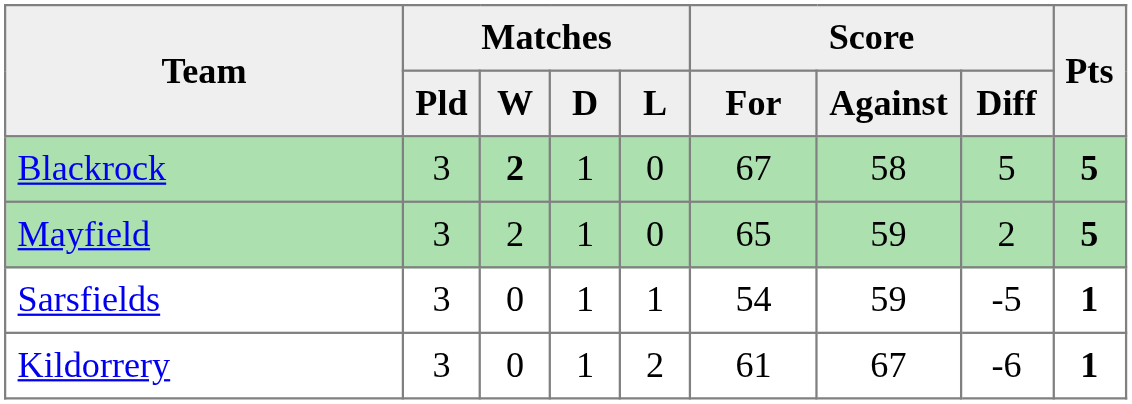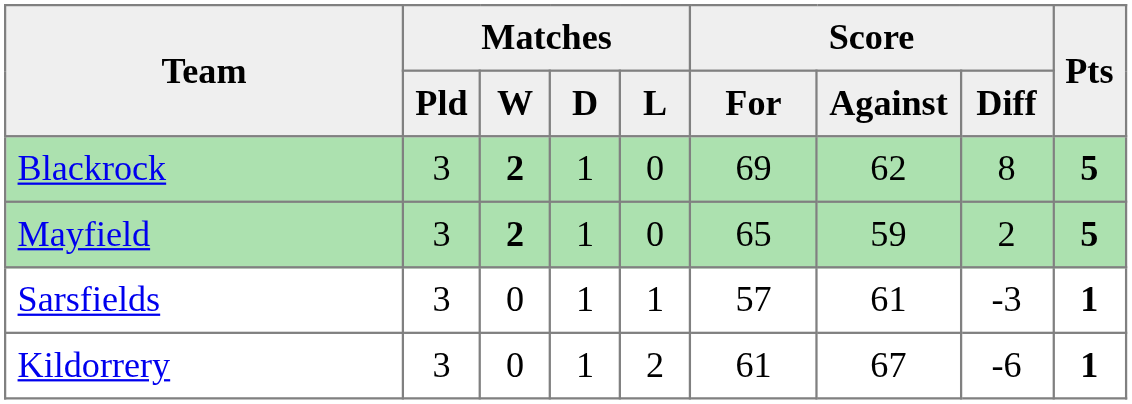(753, 168) 67 -> (753, 168) 69
(888, 168) 58 -> (888, 168) 62
(1006, 168) 5 -> (1006, 168) 8
(515, 233) normal -> (515, 233) bold
(753, 299) 54 -> (753, 299) 57
(888, 299) 59 -> (888, 299) 61
(1006, 299) -5 -> (1006, 299) -3
